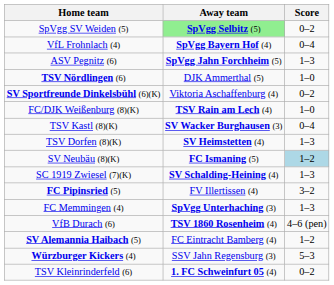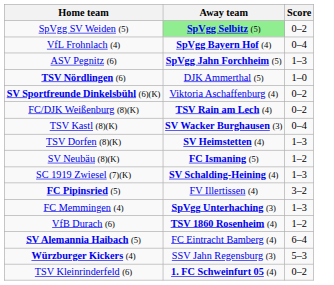(307, 110) 1–0 -> (299, 110) 0–2
(307, 158) lightblue background -> (299, 158) no background
(307, 223) 4–6 (pen) -> (299, 223) 1–2
(307, 239) 1–2 -> (299, 239) 6–4
